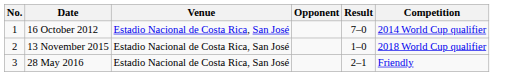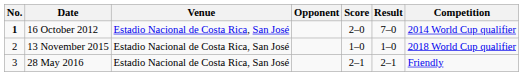+ column: (357, 12)
(15, 29) normal -> (15, 29) bold
